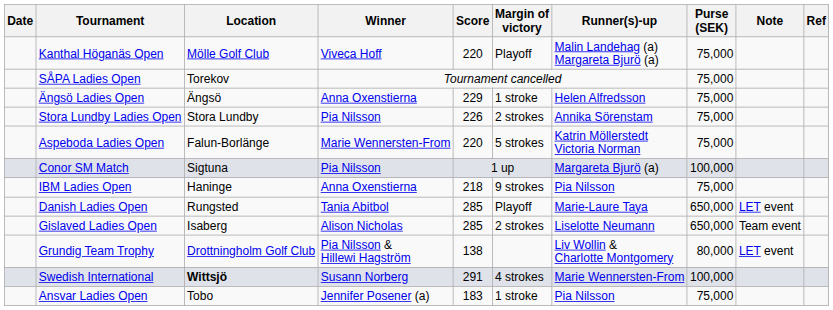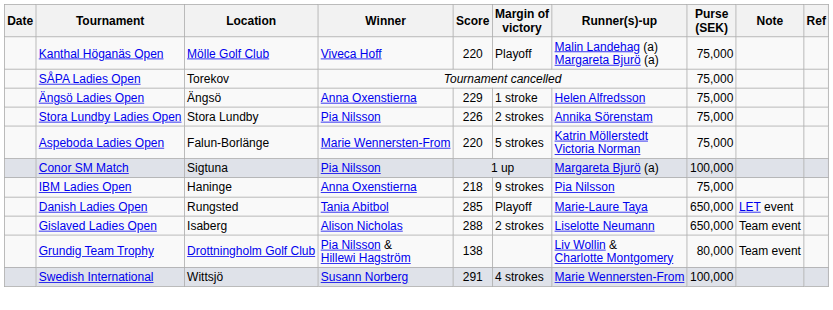(473, 225) 285 -> (473, 225) 288
(766, 251) LET event -> (770, 251) Team event
(207, 277) bold -> (205, 277) normal
- row: (93, 296)
